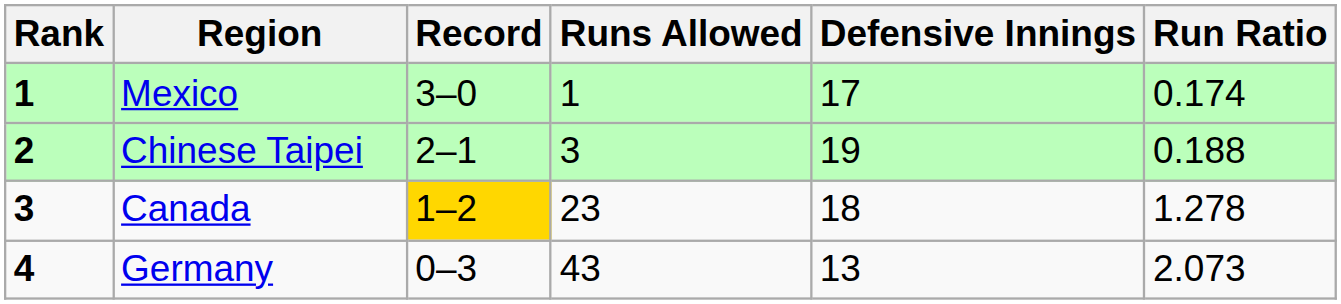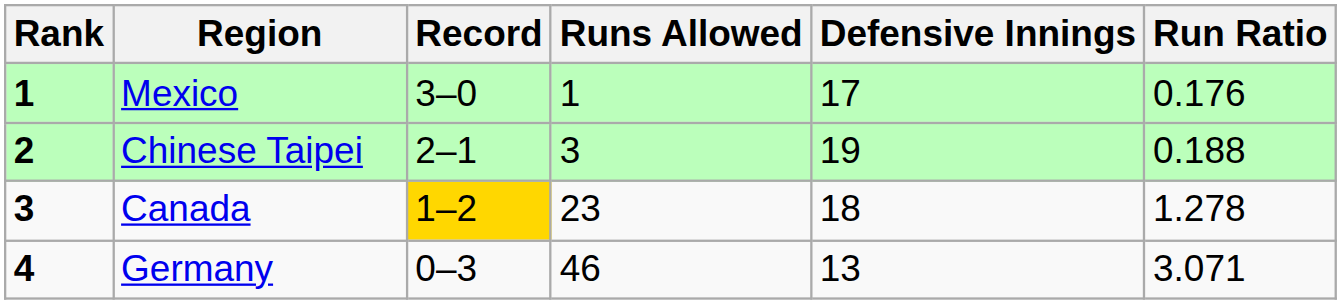(1199, 92) 0.174 -> (1199, 92) 0.176
(580, 268) 43 -> (580, 268) 46
(1199, 268) 2.073 -> (1199, 268) 3.071
